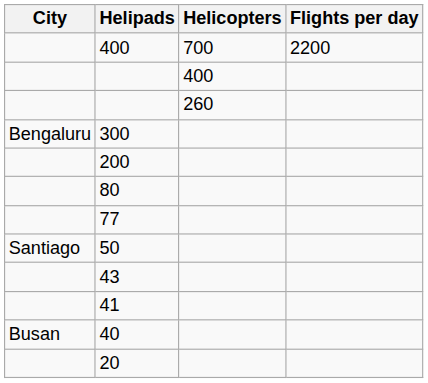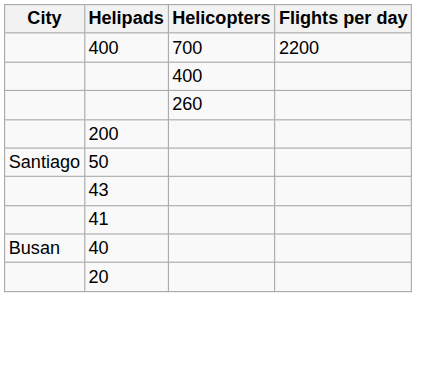- row: (115, 133)
- row: (110, 190)
- row: (110, 219)
